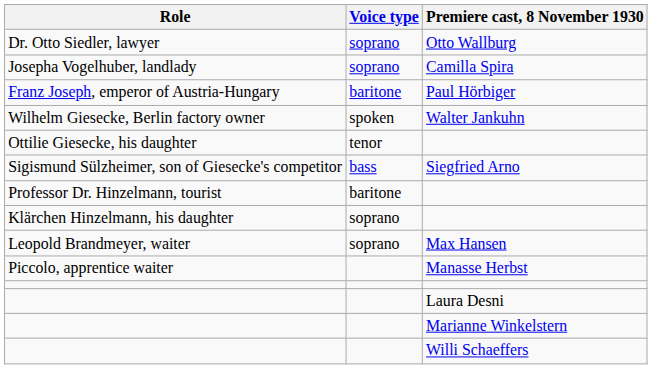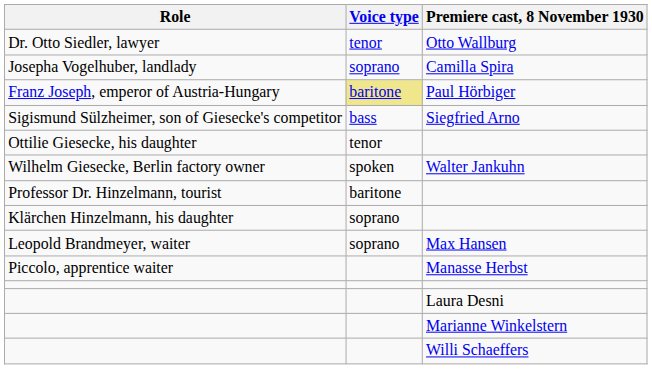(374, 42) soprano -> (366, 42) tenor
(375, 92) no background -> (375, 92) khaki background
rows swapped: (136, 117) <-> (175, 167)
